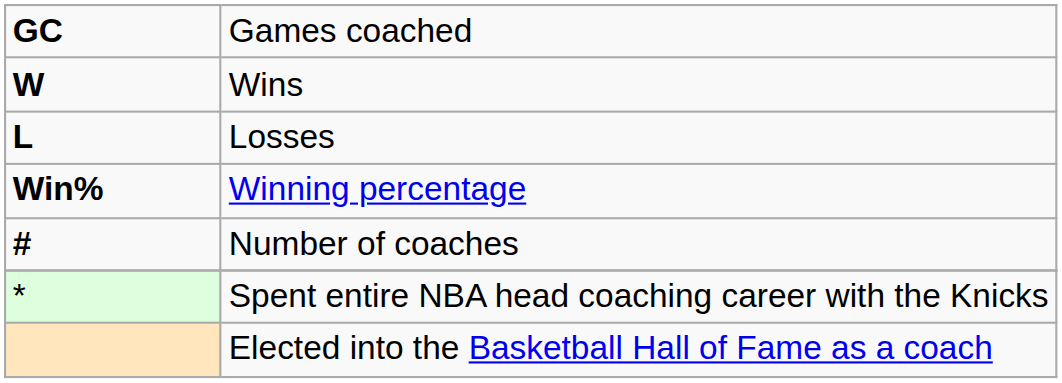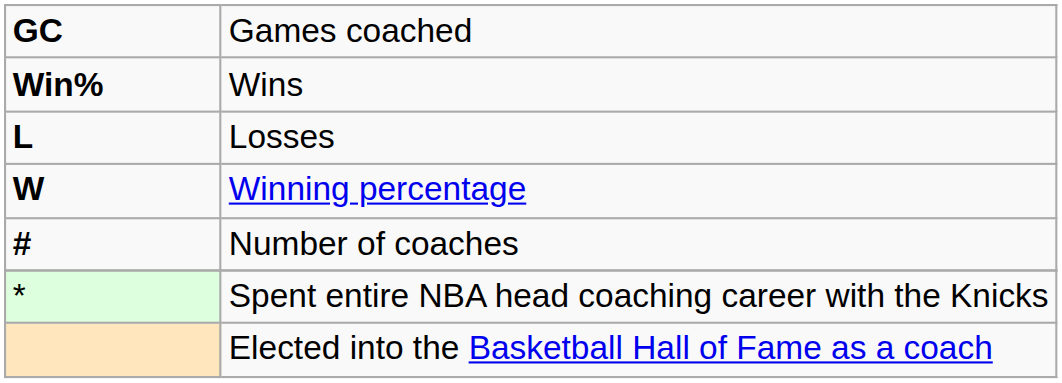(29, 84) W -> (58, 84) Win%
(58, 190) Win% -> (29, 190) W
